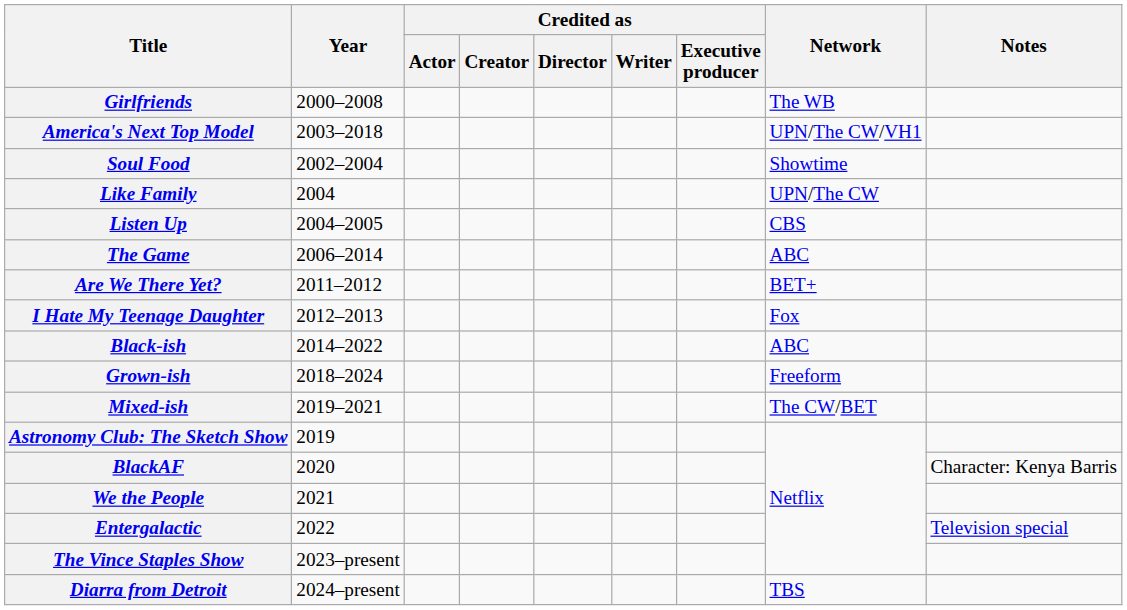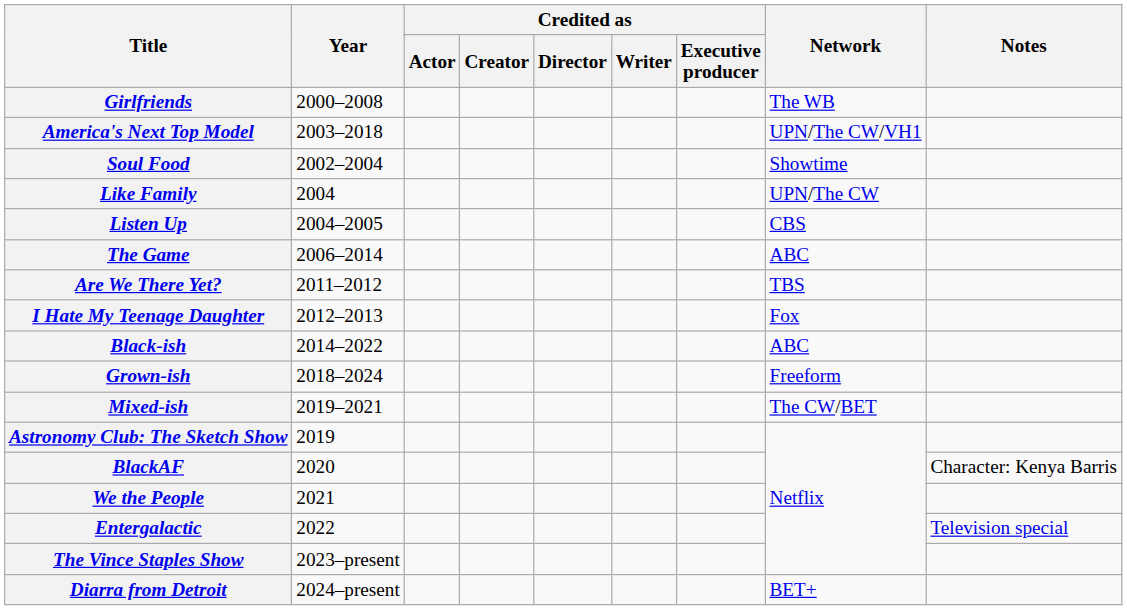(793, 284) BET+ -> (787, 284) TBS
(787, 589) TBS -> (793, 589) BET+
